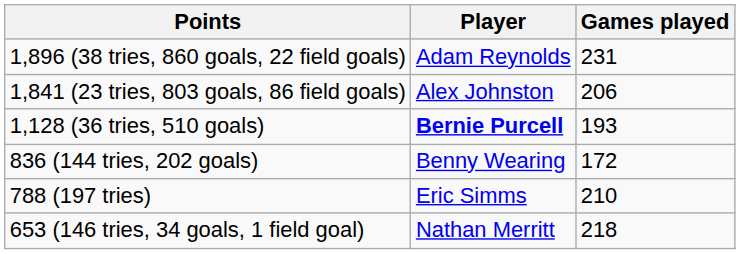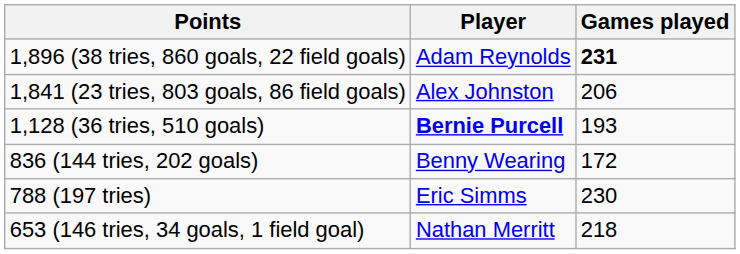(599, 56) normal -> (599, 56) bold
(599, 195) 210 -> (599, 195) 230
